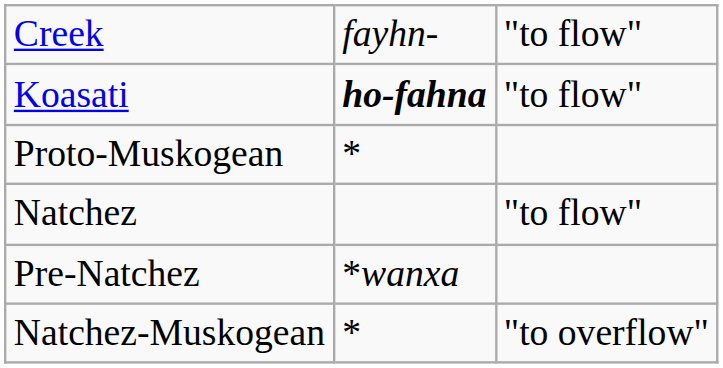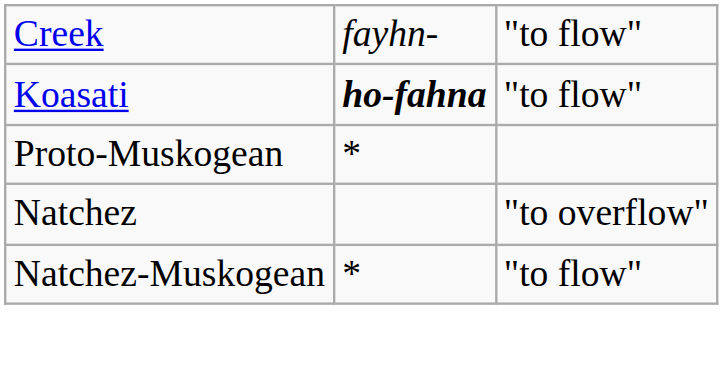(573, 213) "to flow" -> (606, 213) "to overflow"
- row: (107, 272)
(606, 332) "to overflow" -> (573, 272) "to flow"
